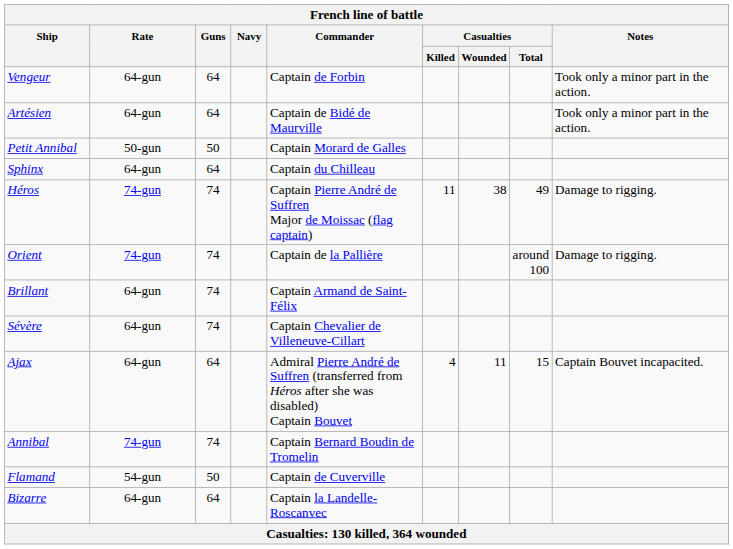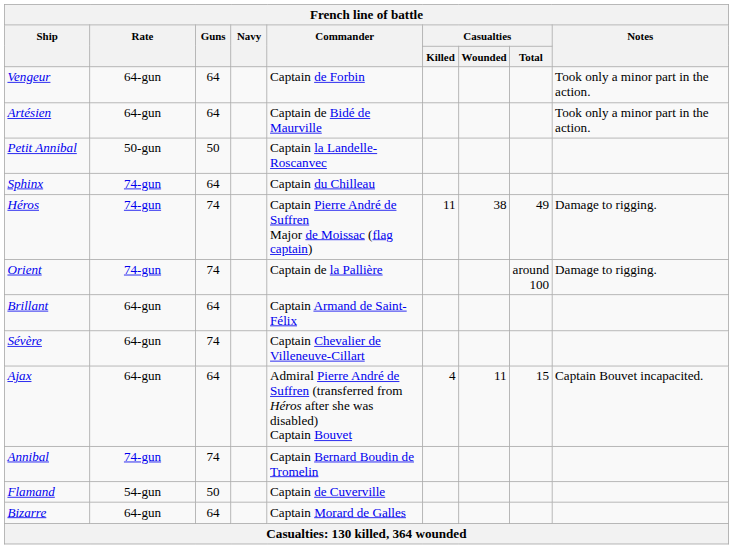(338, 148) Captain Morard de Galles -> (324, 155) Captain la Landelle-Roscanvec
(143, 169) 64-gun -> (143, 184) 74-gun
(213, 290) 74 -> (213, 305) 64
(324, 505) Captain la Landelle-Roscanvec -> (338, 512) Captain Morard de Galles
